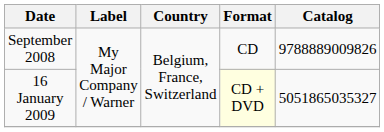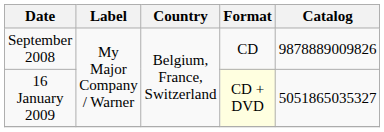(328, 48) 9788889009826 -> (328, 48) 9878889009826
